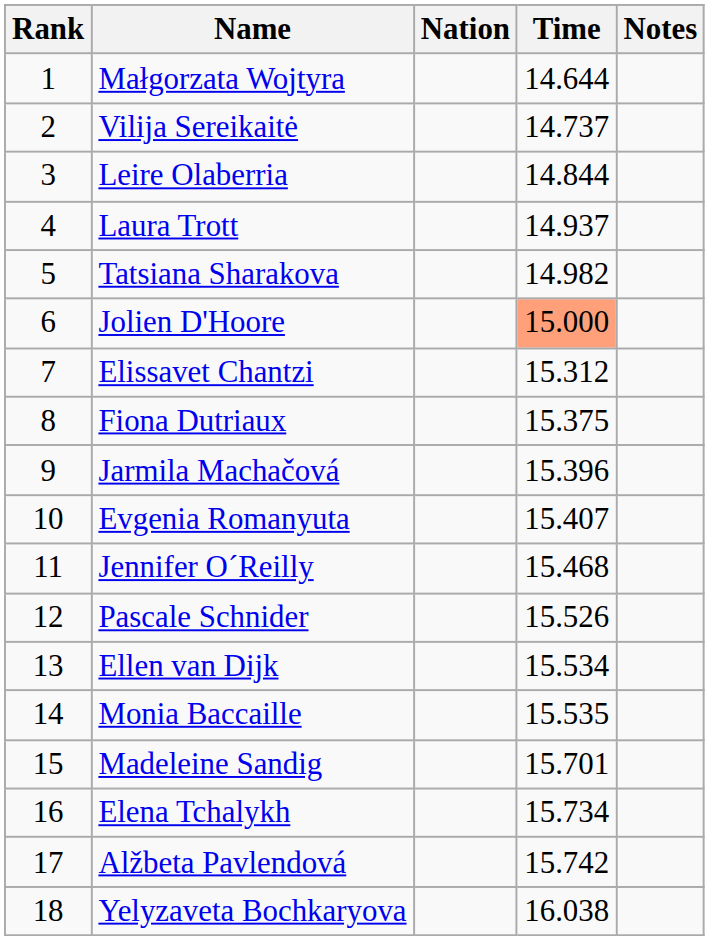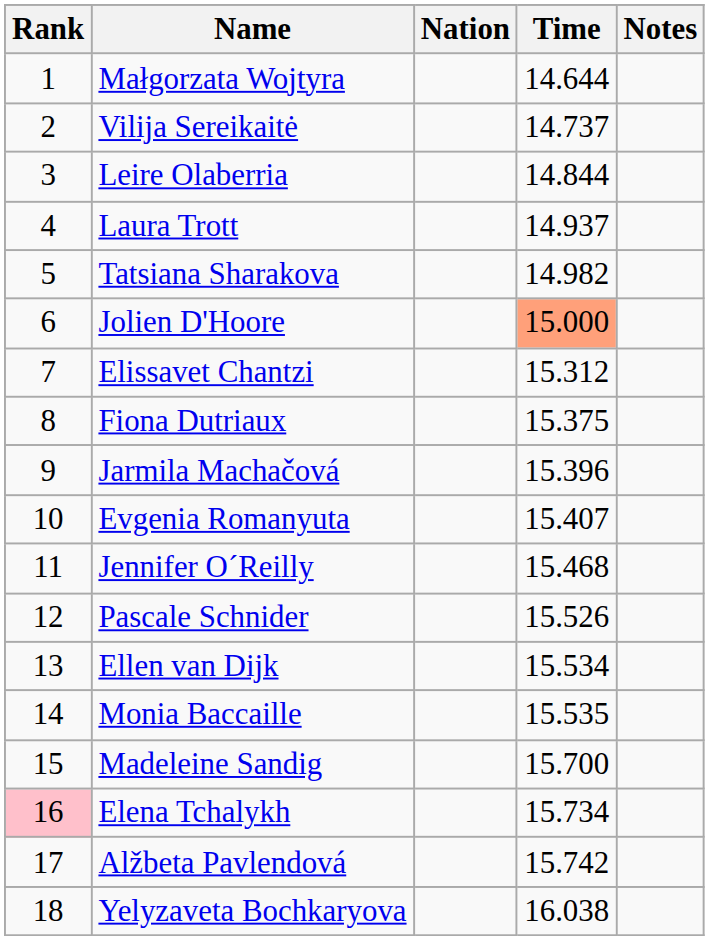(567, 763) 15.701 -> (567, 763) 15.700
(48, 812) no background -> (48, 812) pink background
